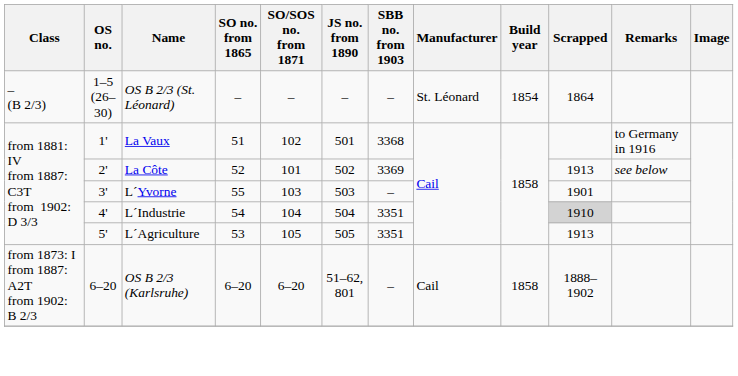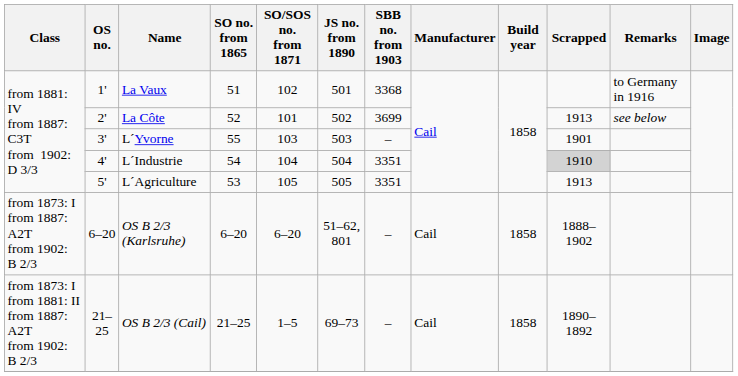- row: (160, 96)
(391, 169) 3369 -> (388, 118) 3699
+ row: (164, 323)
